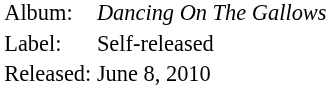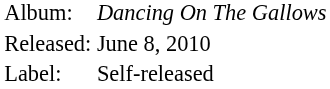rows swapped: (33, 43) <-> (48, 74)
